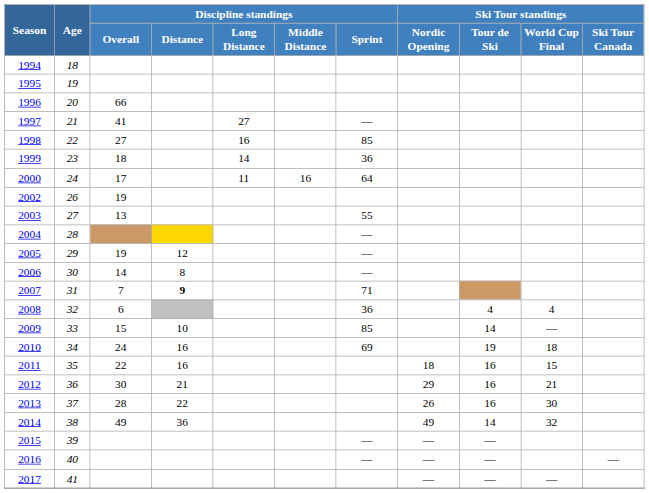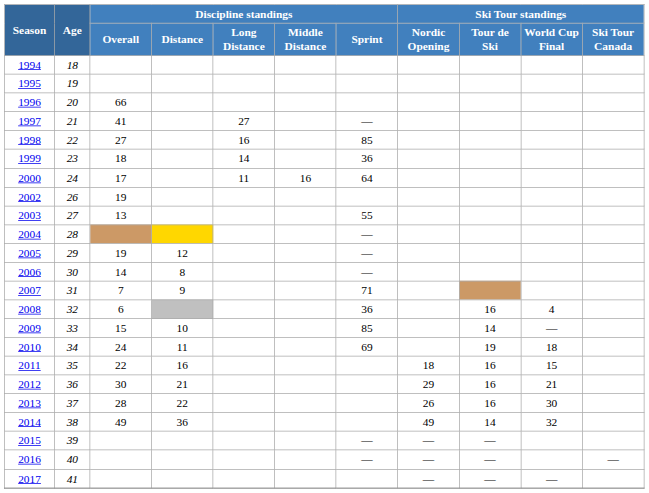(182, 290) bold -> (182, 290) normal
(490, 309) 4 -> (490, 309) 16
(182, 347) 16 -> (182, 347) 11
